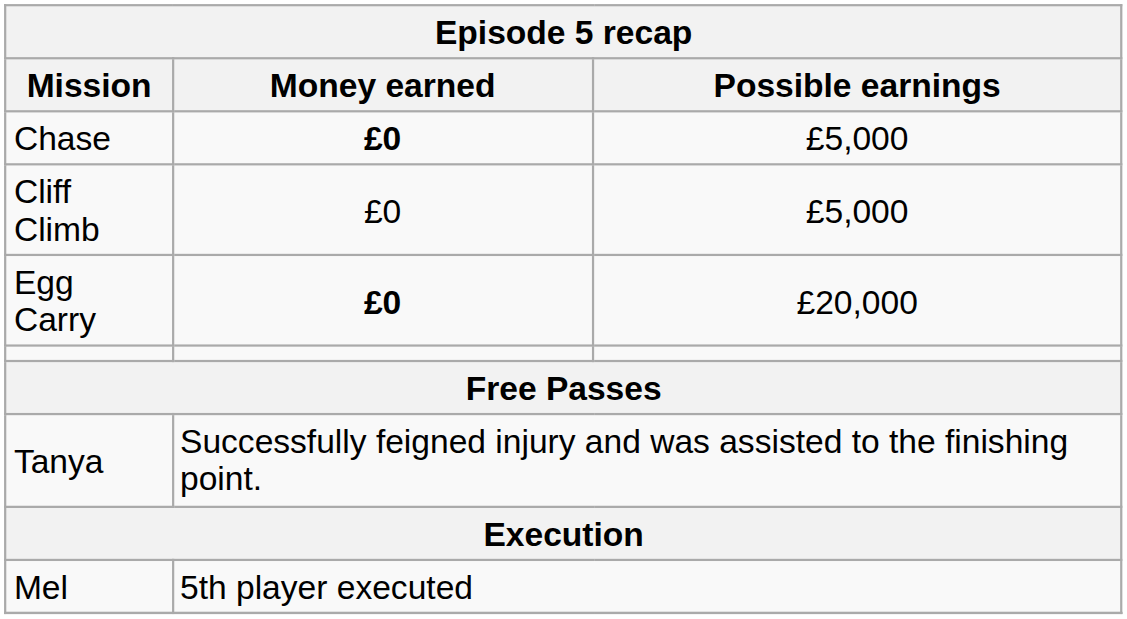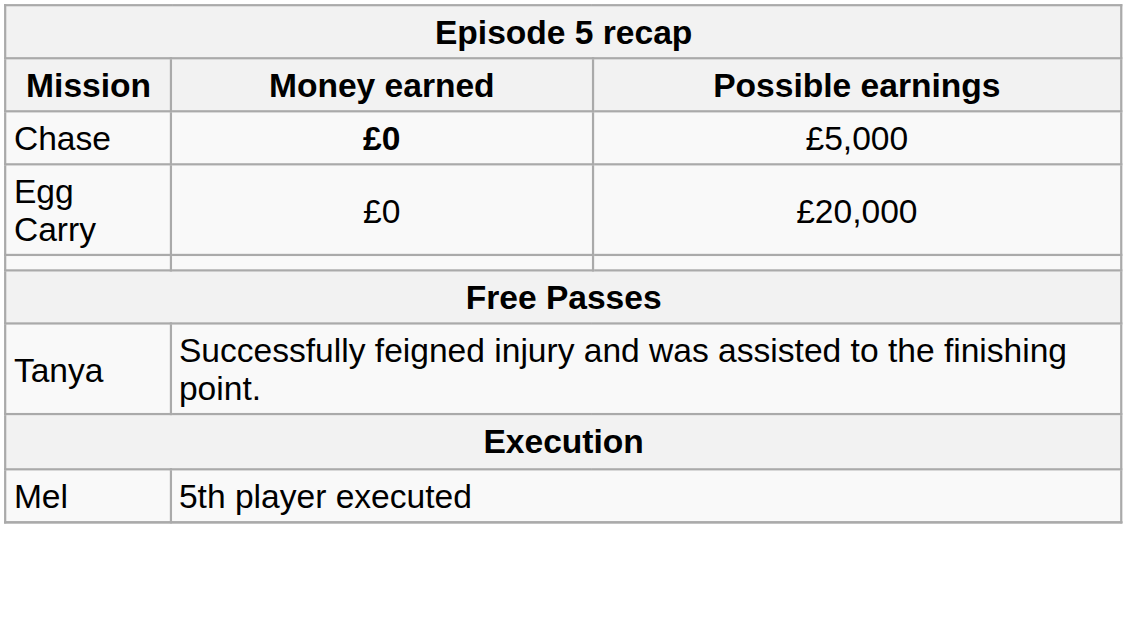- row: (57, 210)
(383, 301) bold -> (382, 210) normal
